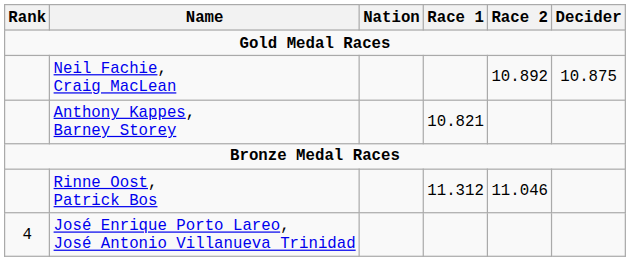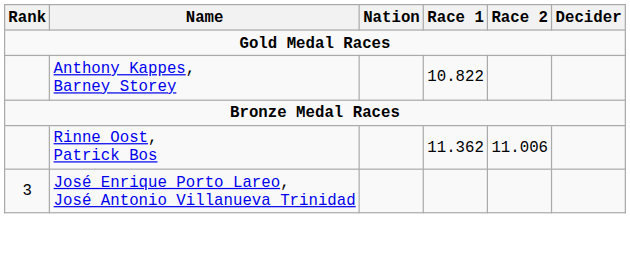- row: (115, 78)
(456, 122) 10.821 -> (456, 78) 10.822
(456, 191) 11.312 -> (456, 147) 11.362
(520, 191) 11.046 -> (520, 147) 11.006
(27, 235) 4 -> (27, 191) 3
